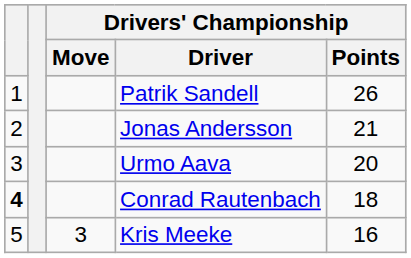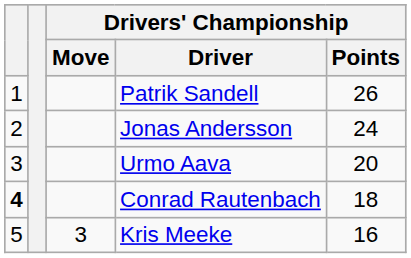(366, 128) 21 -> (366, 128) 24
